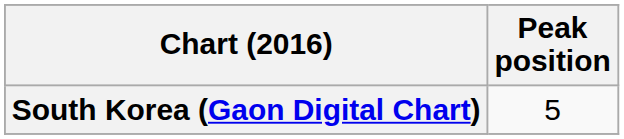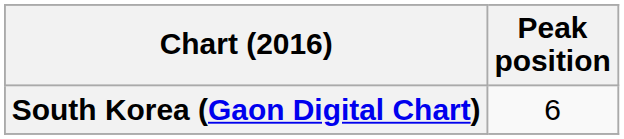(553, 109) 5 -> (553, 109) 6
